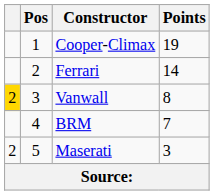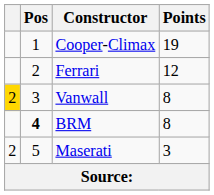(171, 71) 14 -> (171, 71) 12
(36, 124) normal -> (36, 124) bold
(167, 124) 7 -> (167, 124) 8
